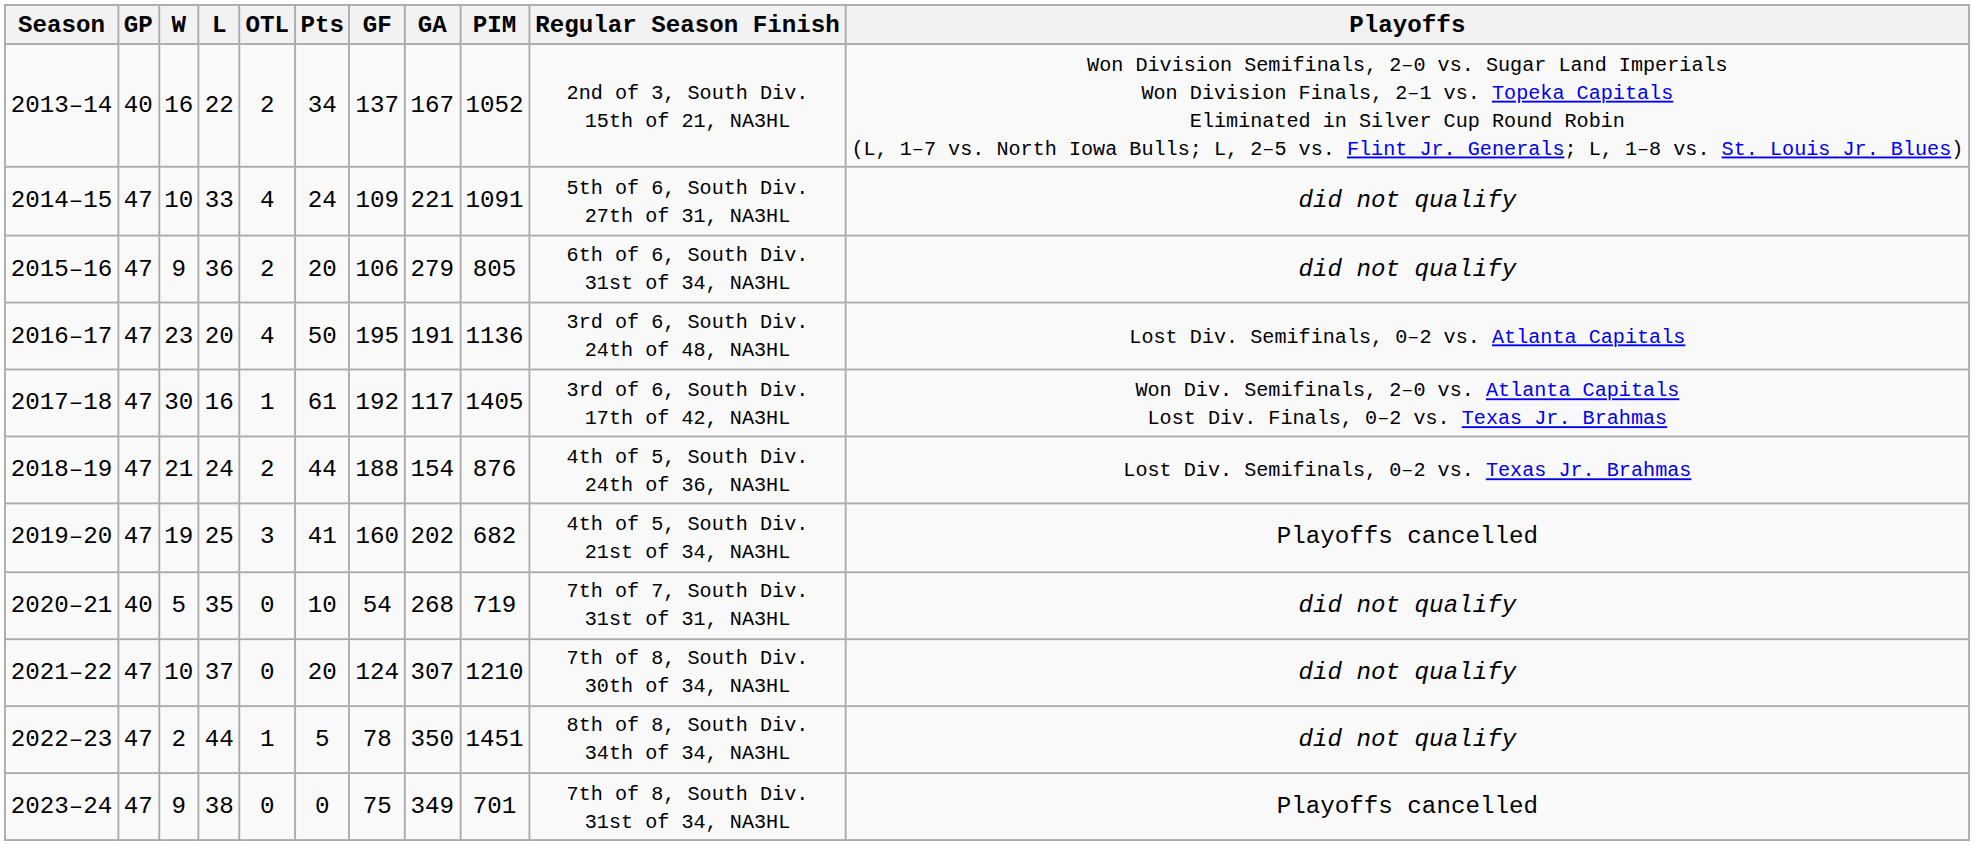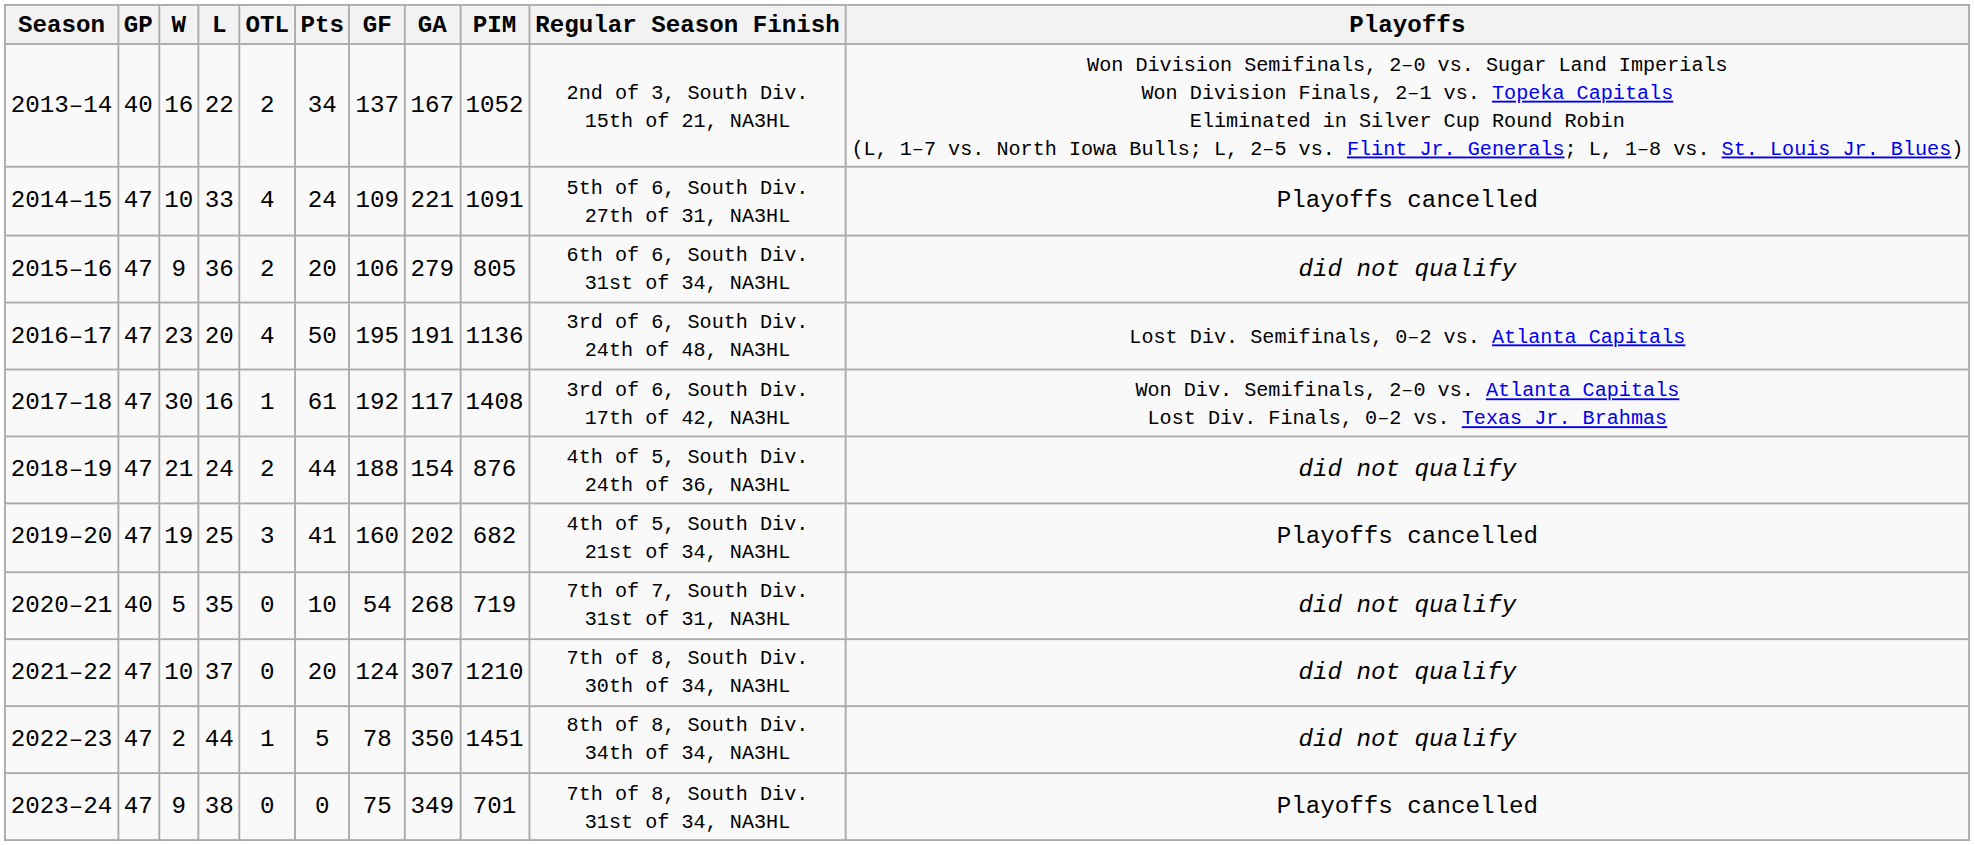(1407, 201) did not qualify -> (1407, 201) Playoffs cancelled
(495, 403) 1405 -> (495, 403) 1408
(1407, 471) Lost Div. Semifinals, 0–2 vs. Texas Jr. Brahmas -> (1407, 470) did not qualify
